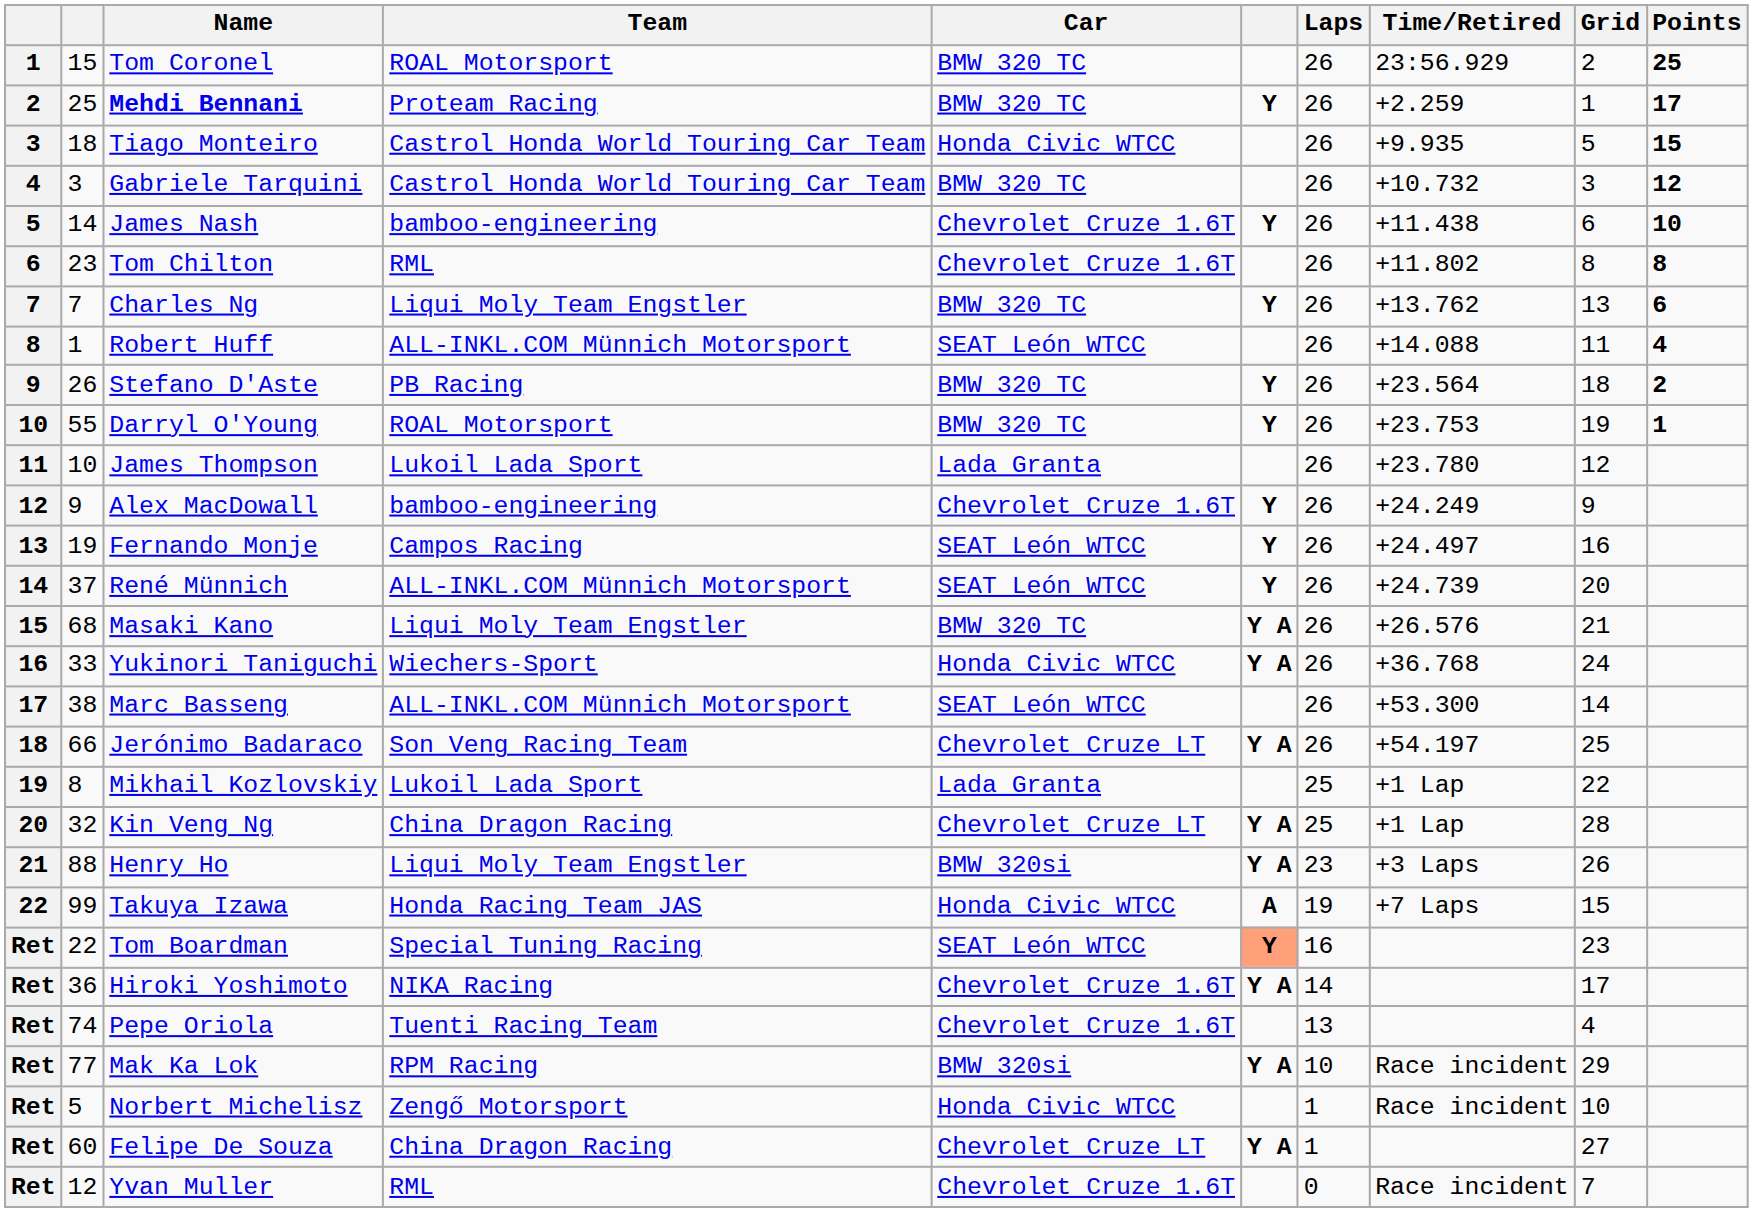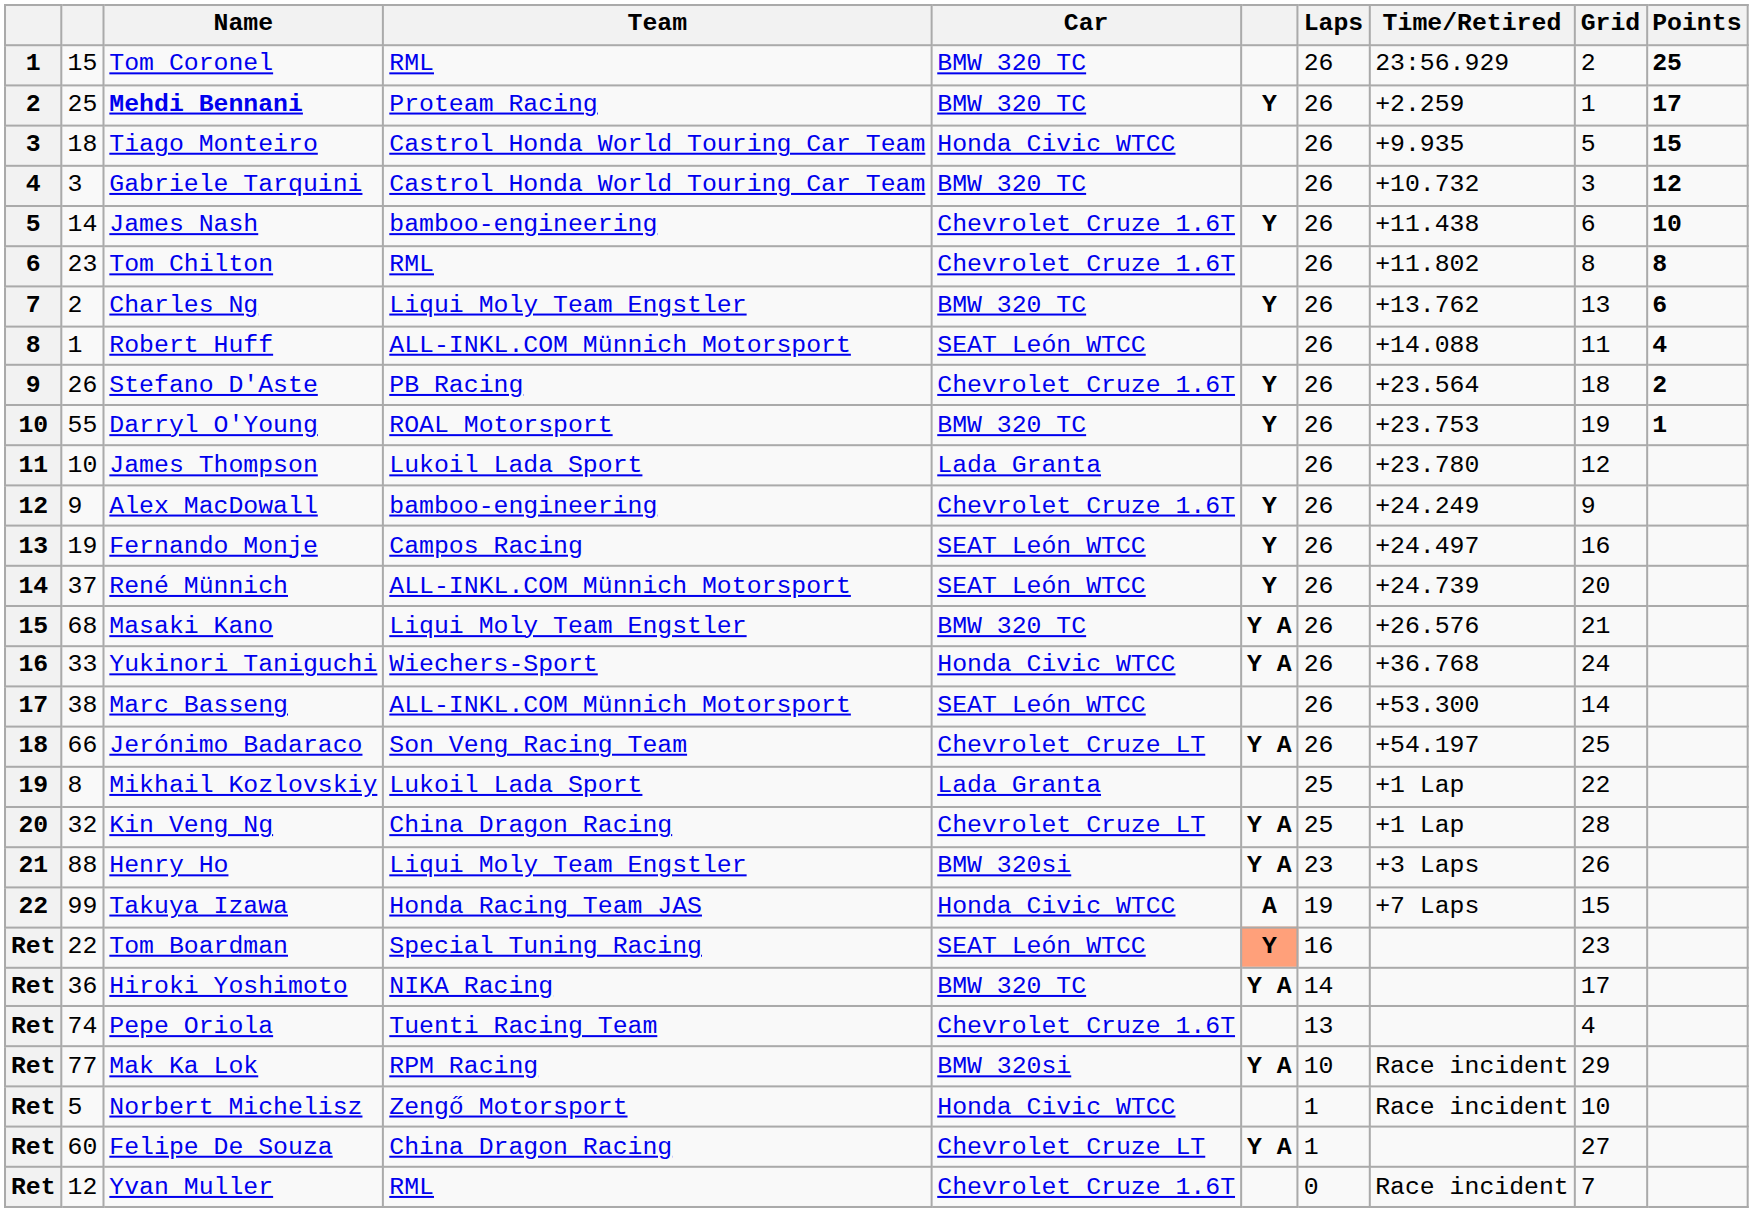(501, 65) ROAL Motorsport -> (412, 65) RML
(75, 306) 7 -> (75, 306) 2
(1012, 386) BMW 320 TC -> (1086, 386) Chevrolet Cruze 1.6T
(1086, 987) Chevrolet Cruze 1.6T -> (1012, 987) BMW 320 TC
